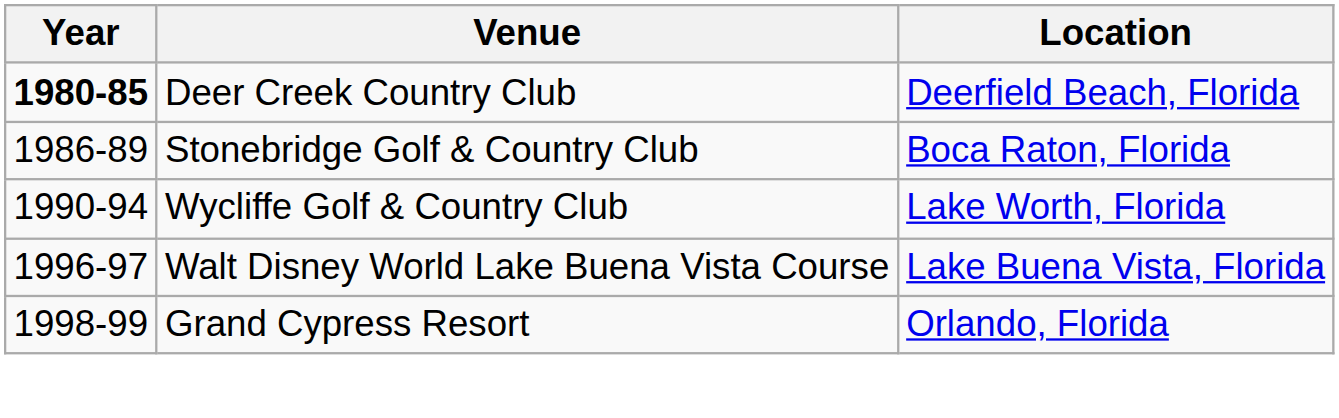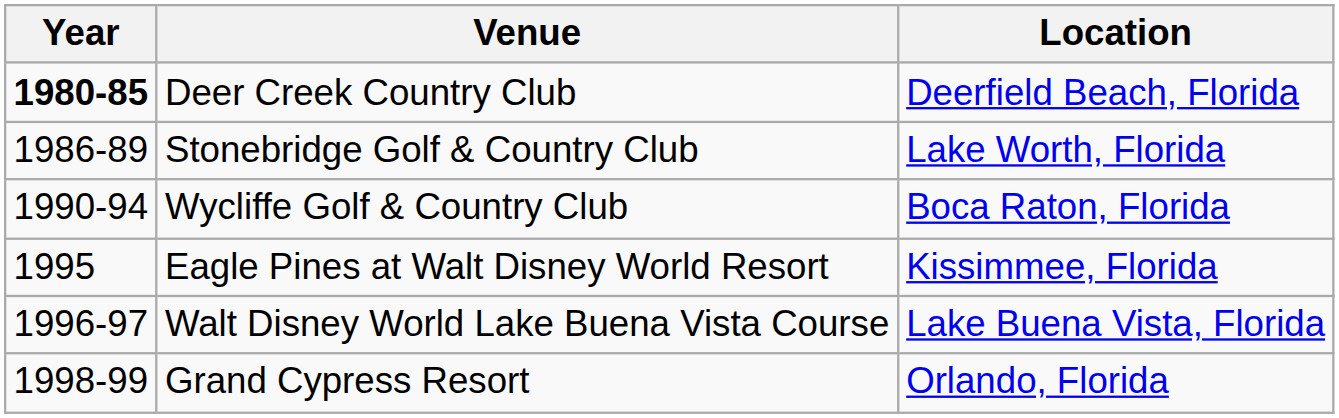(1068, 149) Boca Raton, Florida -> (1066, 149) Lake Worth, Florida
(1066, 207) Lake Worth, Florida -> (1068, 207) Boca Raton, Florida
+ row: (497, 265)
